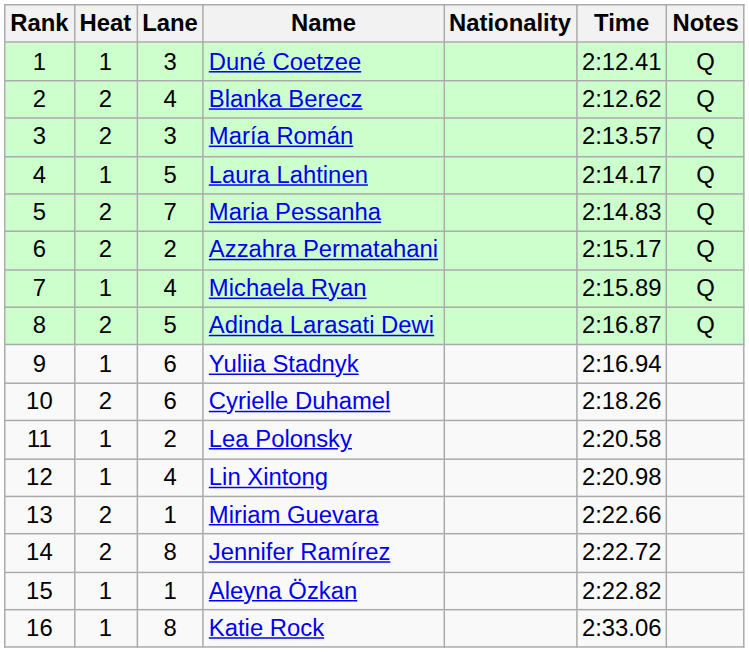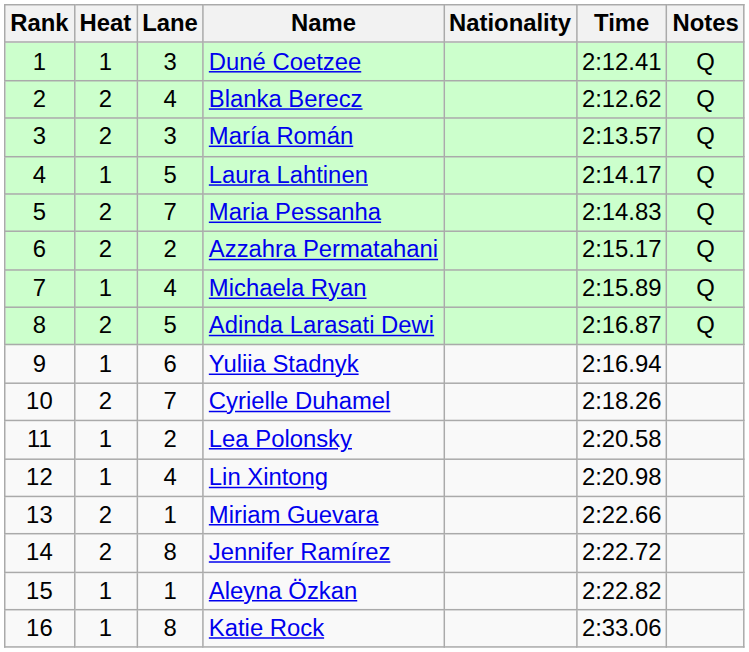(170, 401) 6 -> (170, 401) 7
